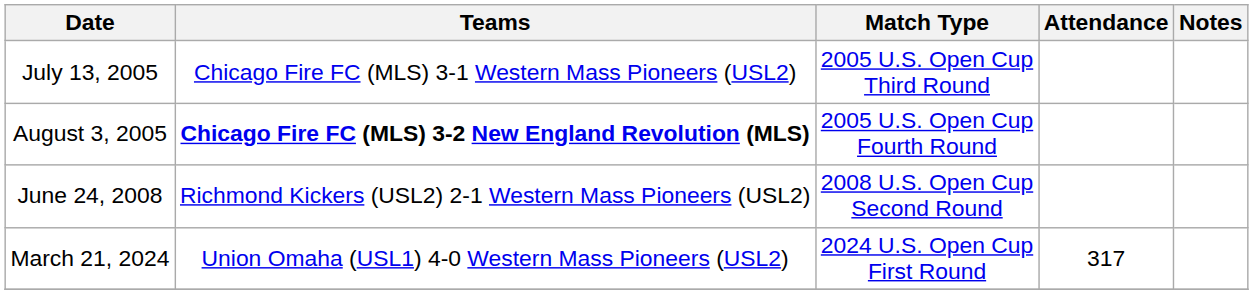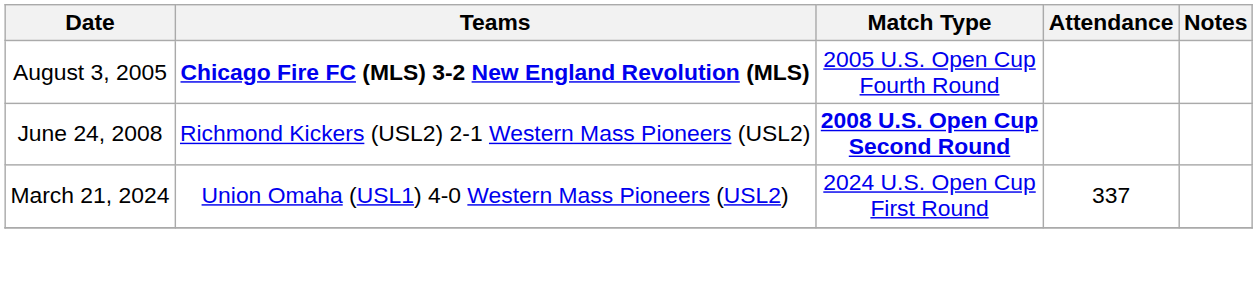- row: (90, 71)
(927, 195) normal -> (930, 133) bold
(1106, 257) 317 -> (1111, 195) 337
